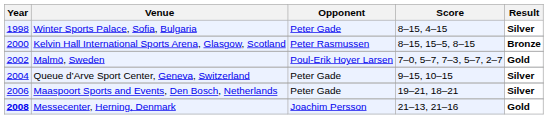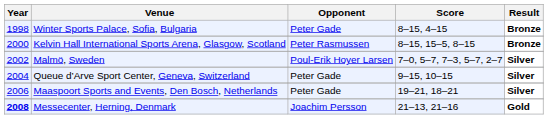(521, 28) Silver -> (524, 28) Bronze
(519, 60) Gold -> (521, 60) Silver
